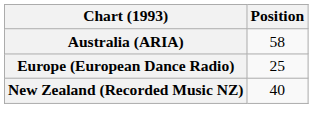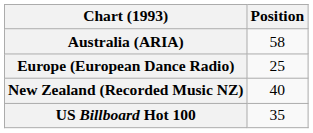+ row: (126, 115)
